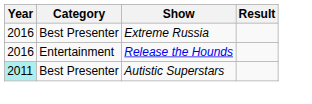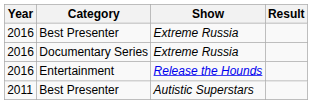+ row: (94, 52)
(20, 71) paleturquoise background -> (20, 90) no background
